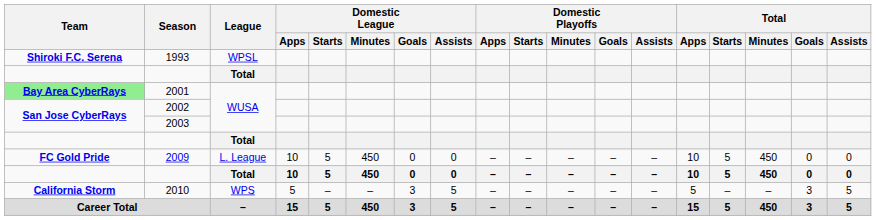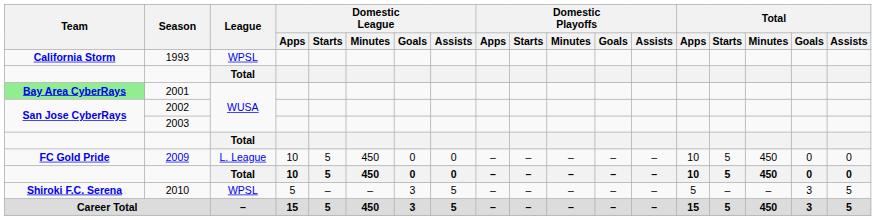(75, 58) Shiroki F.C. Serena -> (75, 58) California Storm
(75, 191) California Storm -> (75, 191) Shiroki F.C. Serena
(243, 191) WPS -> (243, 191) WPSL
